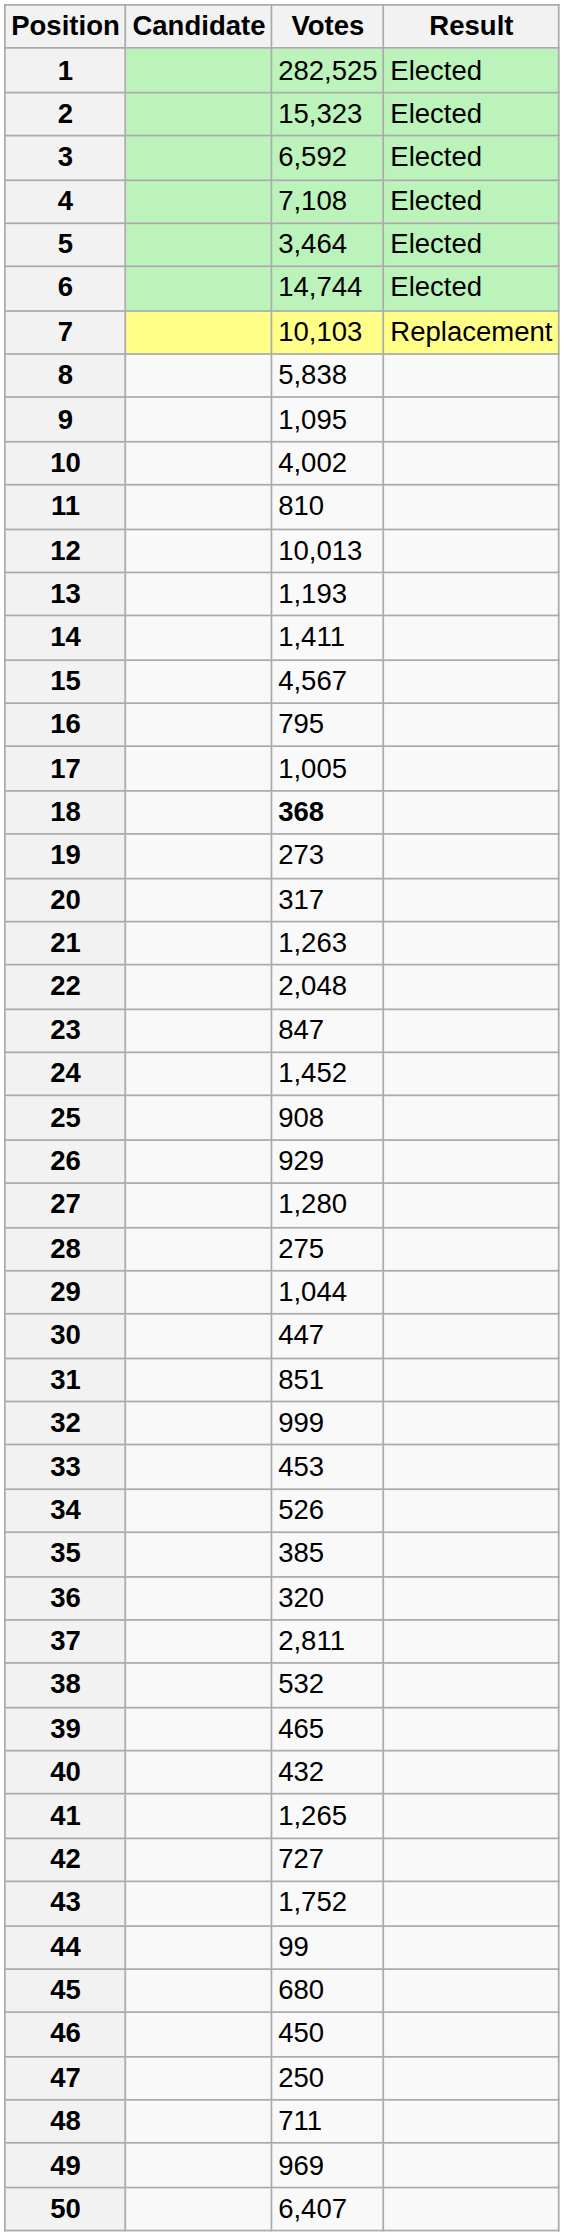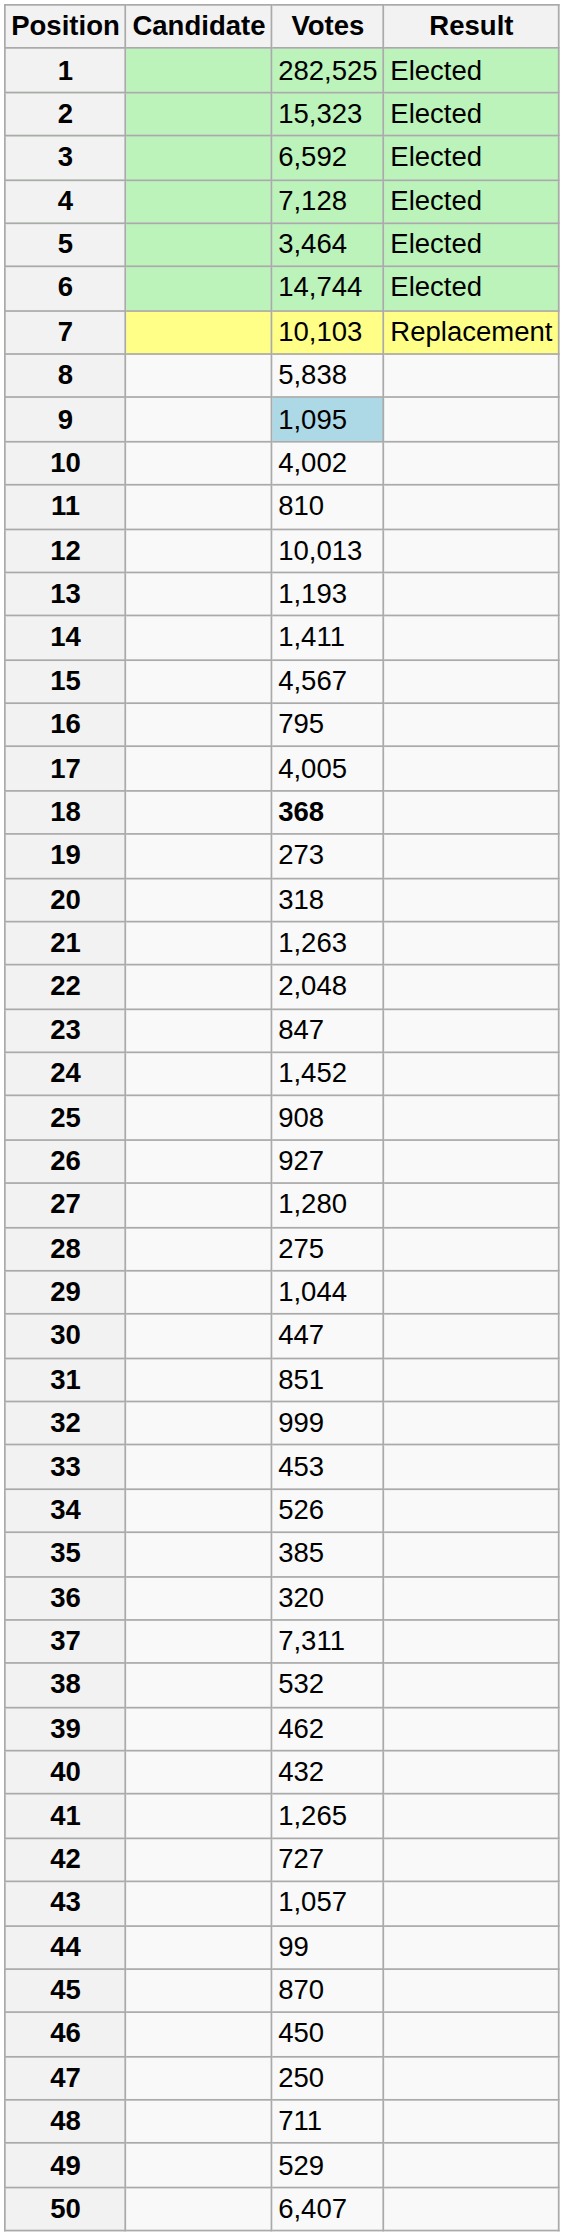(313, 200) 7,108 -> (313, 200) 7,128
(313, 419) no background -> (313, 419) lightblue background
(313, 768) 1,005 -> (313, 768) 4,005
(301, 899) 317 -> (301, 899) 318
(301, 1161) 929 -> (301, 1161) 927
(312, 1641) 2,811 -> (312, 1641) 7,311
(301, 1728) 465 -> (301, 1728) 462
(313, 1903) 1,752 -> (313, 1903) 1,057
(301, 1990) 680 -> (301, 1990) 870
(301, 2164) 969 -> (301, 2164) 529
